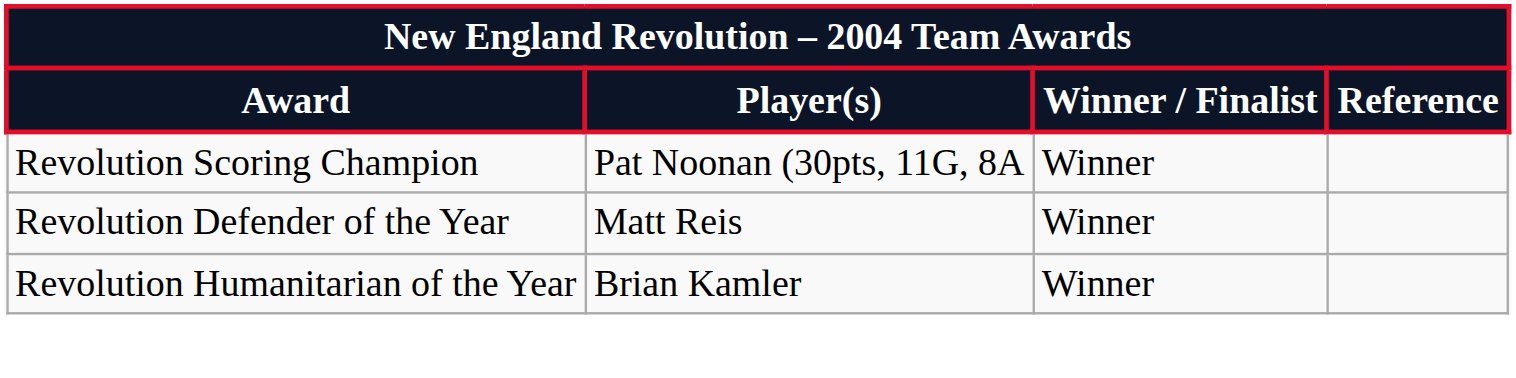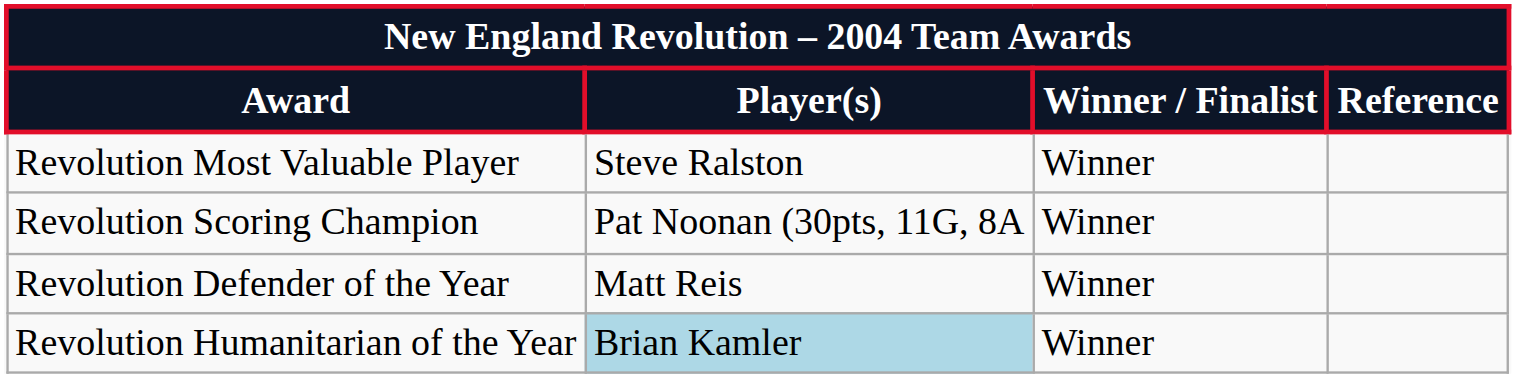+ row: (267, 161)
(698, 282) no background -> (698, 342) lightblue background
